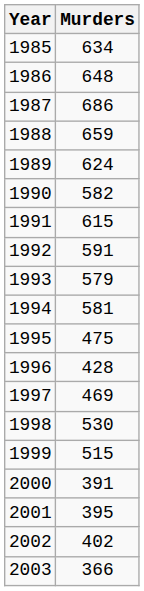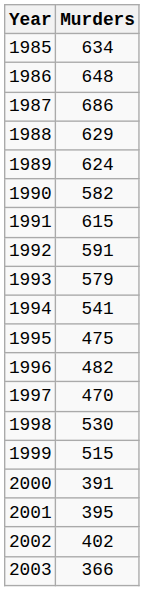(98, 135) 659 -> (98, 135) 629
(98, 309) 581 -> (98, 309) 541
(98, 368) 428 -> (98, 368) 482
(98, 397) 469 -> (98, 397) 470
